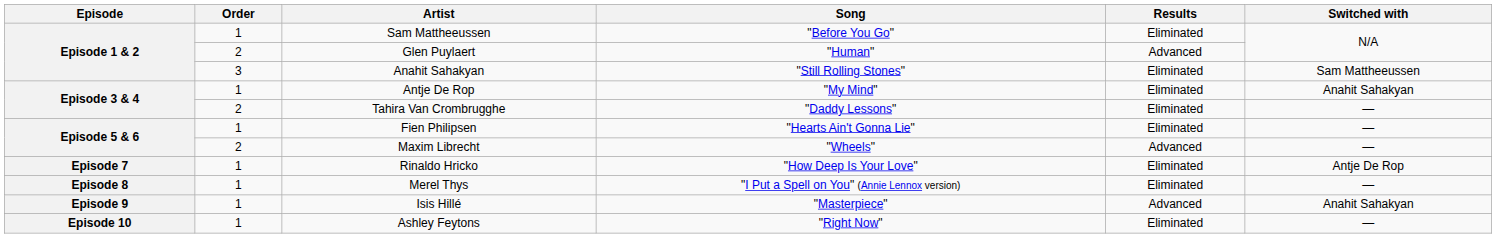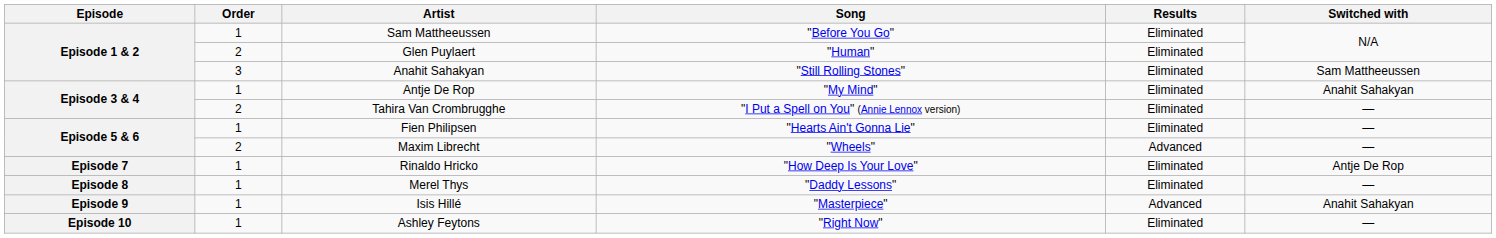(1175, 52) Advanced -> (1175, 52) Eliminated
(851, 109) "Daddy Lessons" -> (851, 109) "I Put a Spell on You" (Annie Lennox version)
(851, 185) "I Put a Spell on You" (Annie Lennox version) -> (851, 185) "Daddy Lessons"
